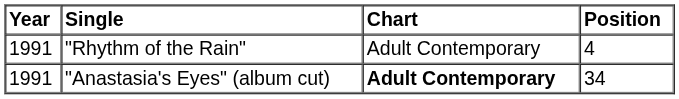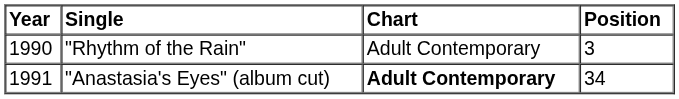(31, 49) 1991 -> (31, 49) 1990
(589, 49) 4 -> (589, 49) 3
